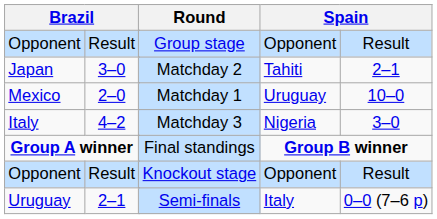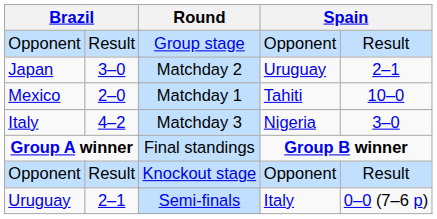(283, 69) Tahiti -> (295, 69) Uruguay
(295, 95) Uruguay -> (283, 95) Tahiti
